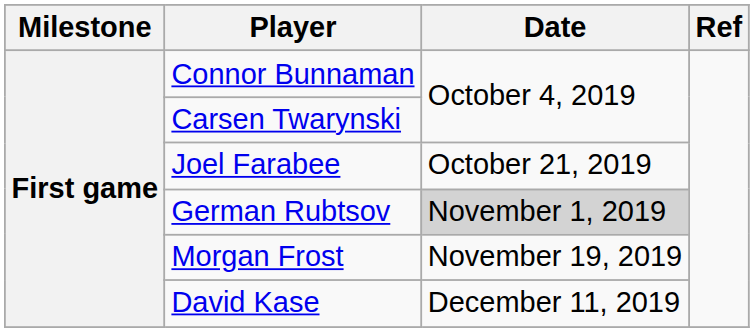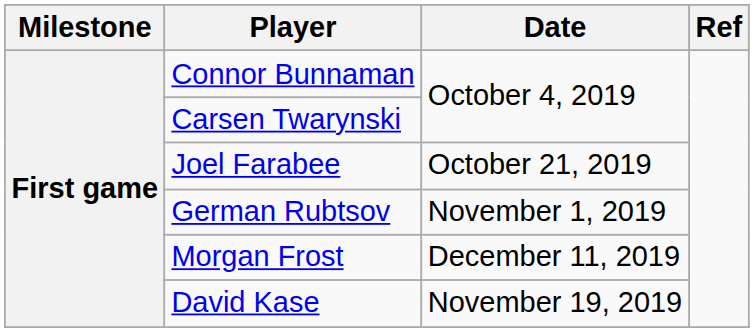(547, 211) lightgrey background -> (547, 211) no background
(555, 257) November 19, 2019 -> (554, 257) December 11, 2019
(554, 303) December 11, 2019 -> (555, 303) November 19, 2019
